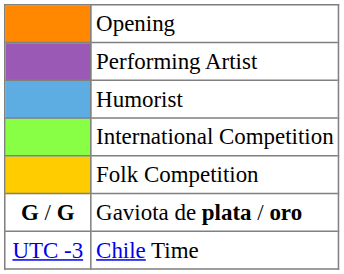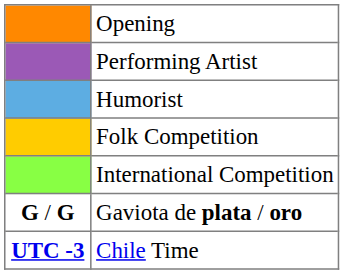rows swapped: (177, 174) <-> (215, 136)
(48, 249) normal -> (48, 249) bold
